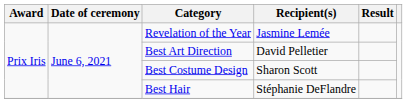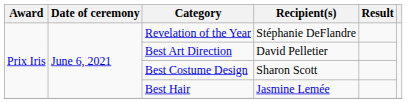(293, 32) Jasmine Lemée -> (306, 32) Stéphanie DeFlandre
(306, 88) Stéphanie DeFlandre -> (293, 88) Jasmine Lemée
